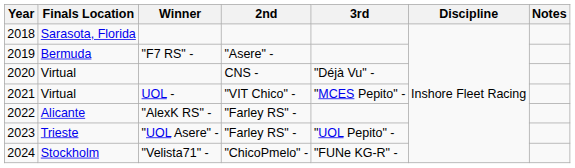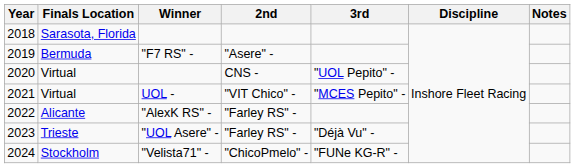(344, 73) "Déjà Vu" - -> (354, 73) "UOL Pepito" -
(354, 133) "UOL Pepito" - -> (344, 133) "Déjà Vu" -
